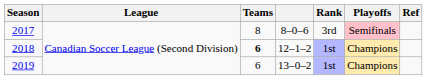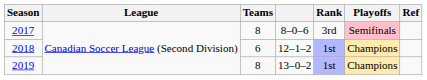(258, 48) bold -> (258, 48) normal
(258, 65) 6 -> (258, 65) 8
